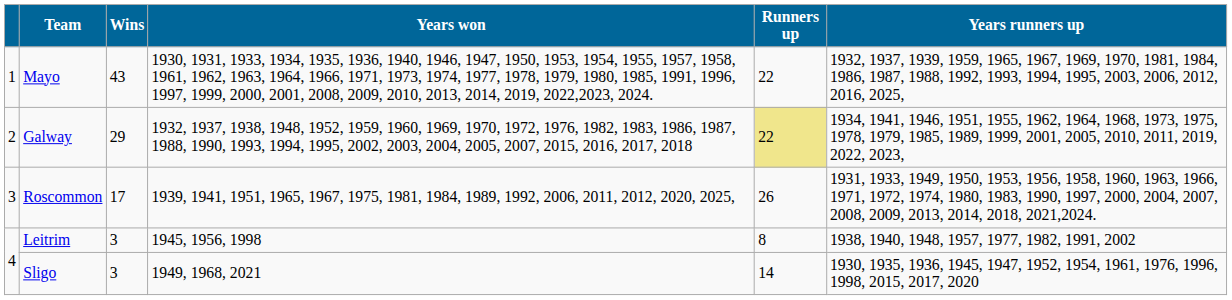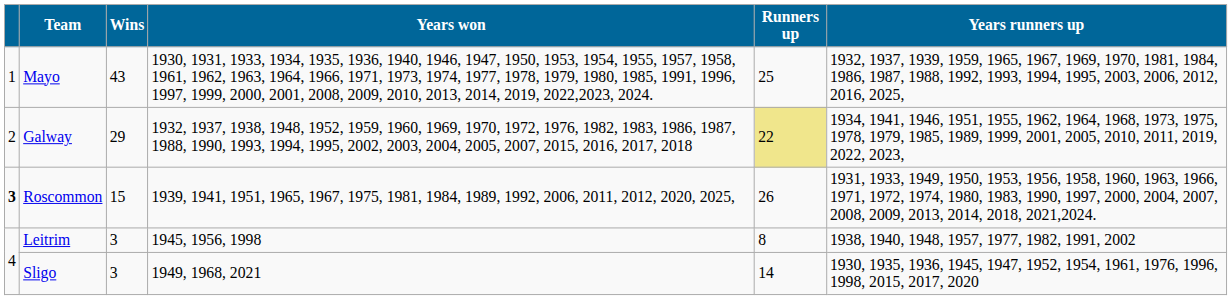(766, 77) 22 -> (766, 77) 25
(12, 197) normal -> (12, 197) bold
(118, 197) 17 -> (118, 197) 15
